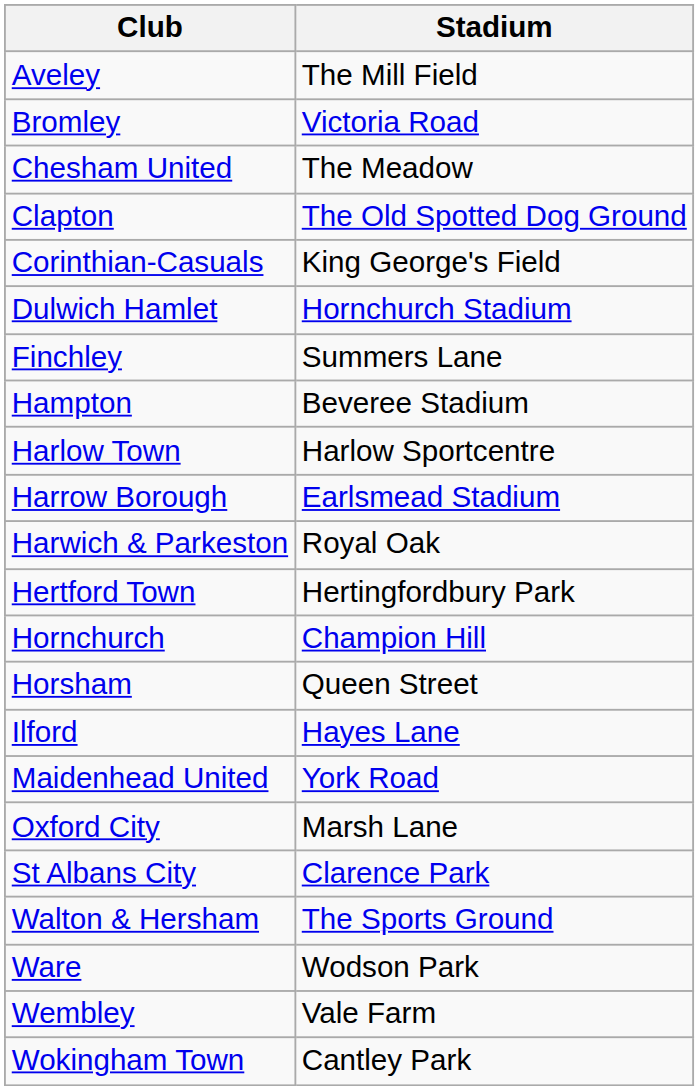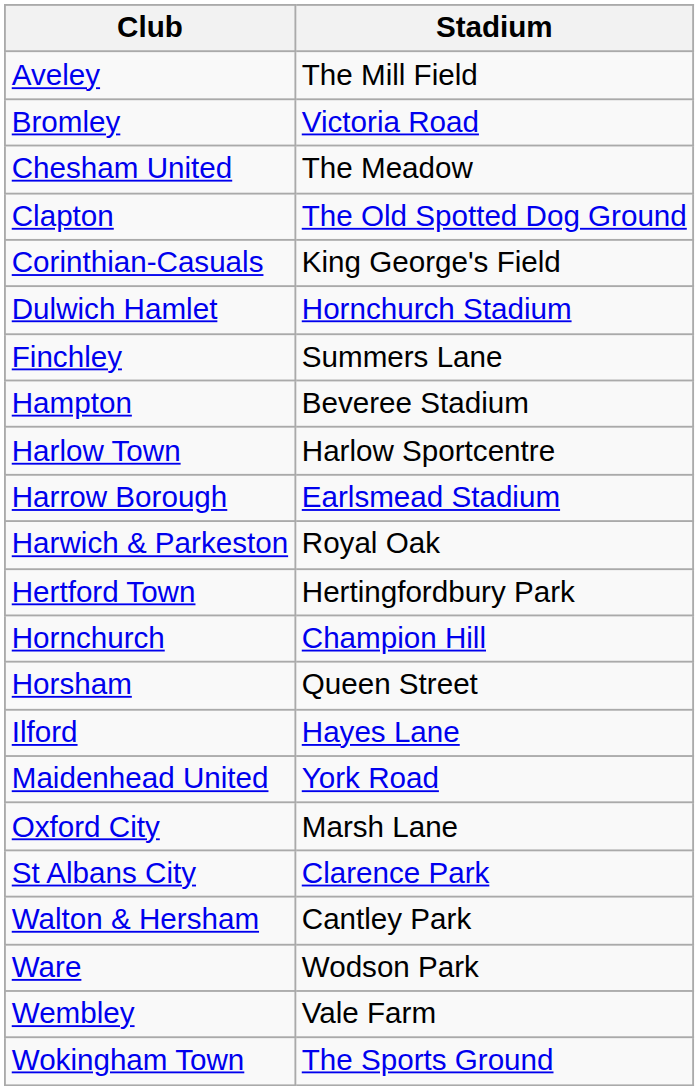(428, 919) The Sports Ground -> (386, 919) Cantley Park
(386, 1060) Cantley Park -> (428, 1060) The Sports Ground
